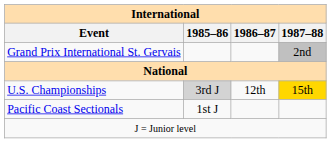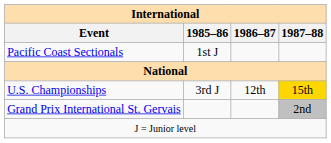rows swapped: (94, 52) <-> (65, 109)
(207, 90) lightgrey background -> (207, 90) no background
